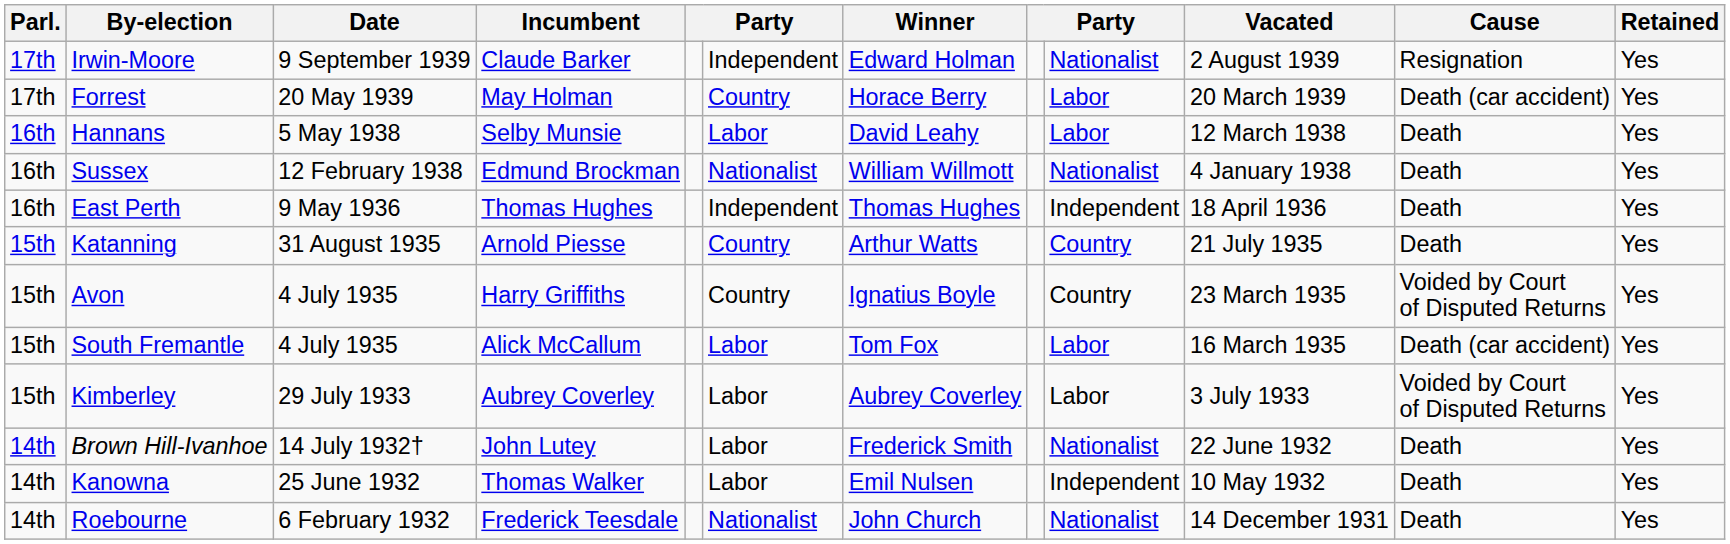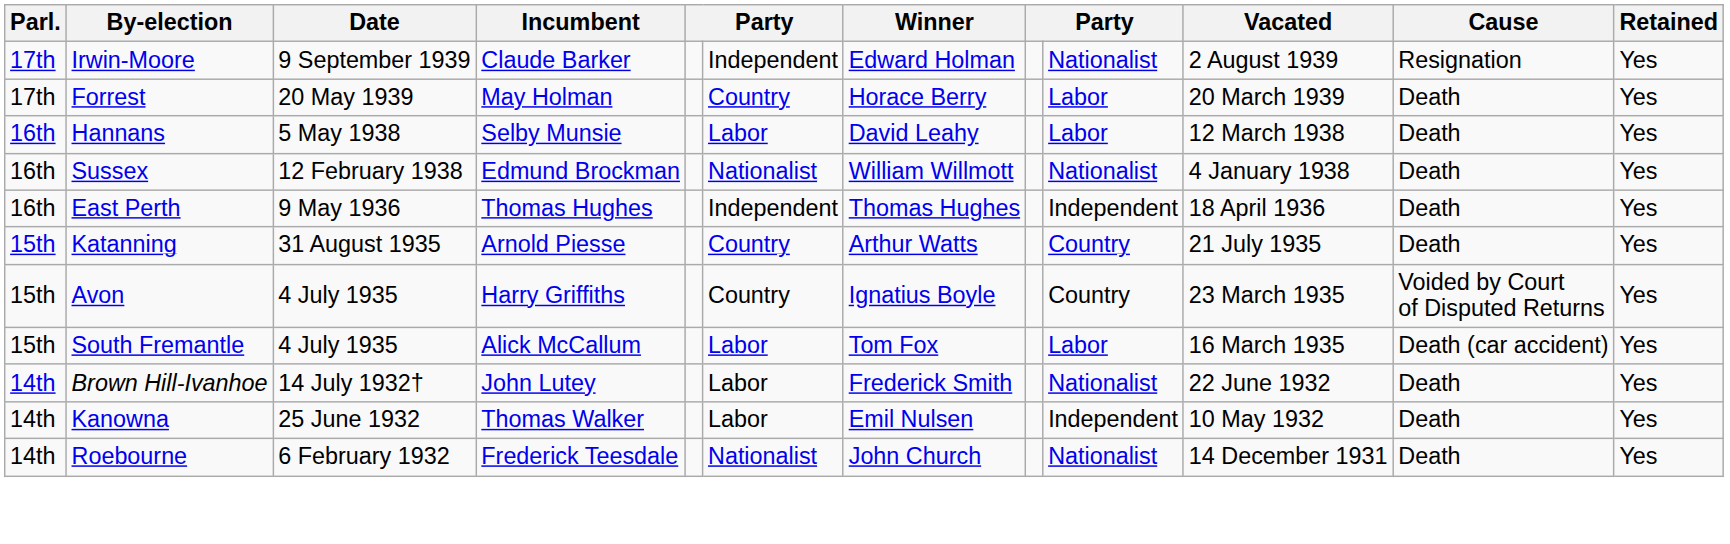(1505, 97) Death (car accident) -> (1429, 97) Death
- row: (123, 395)
